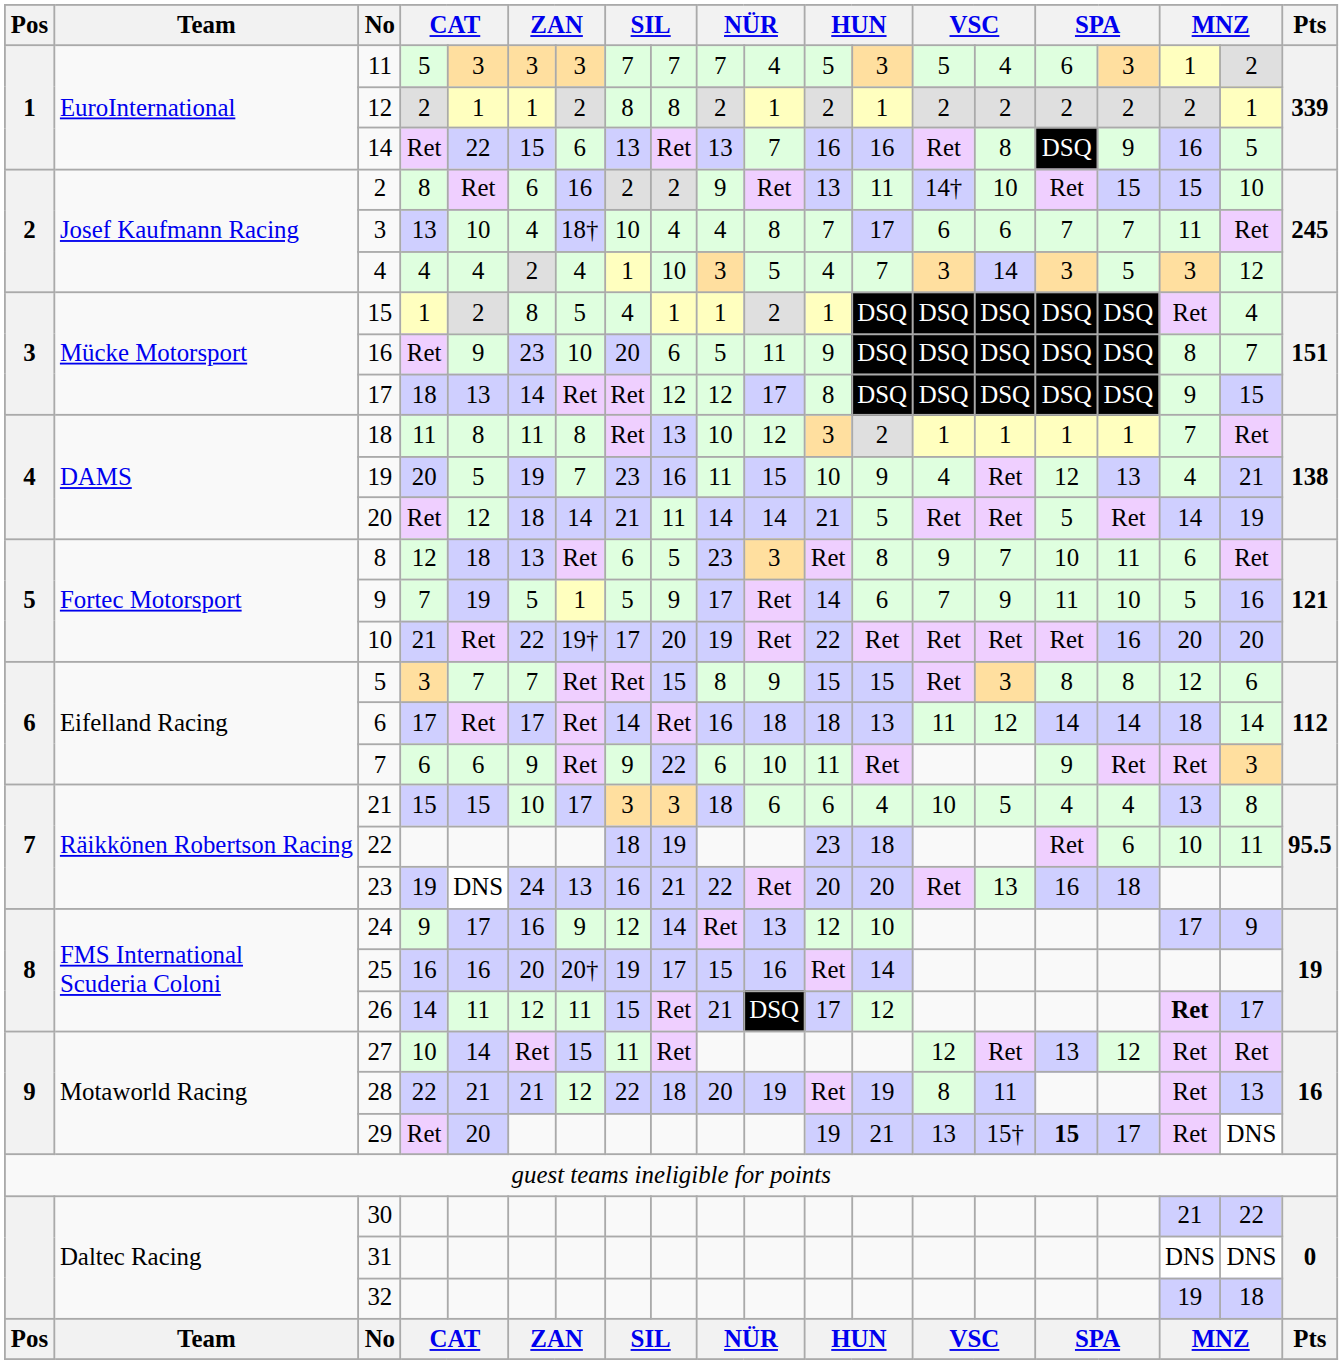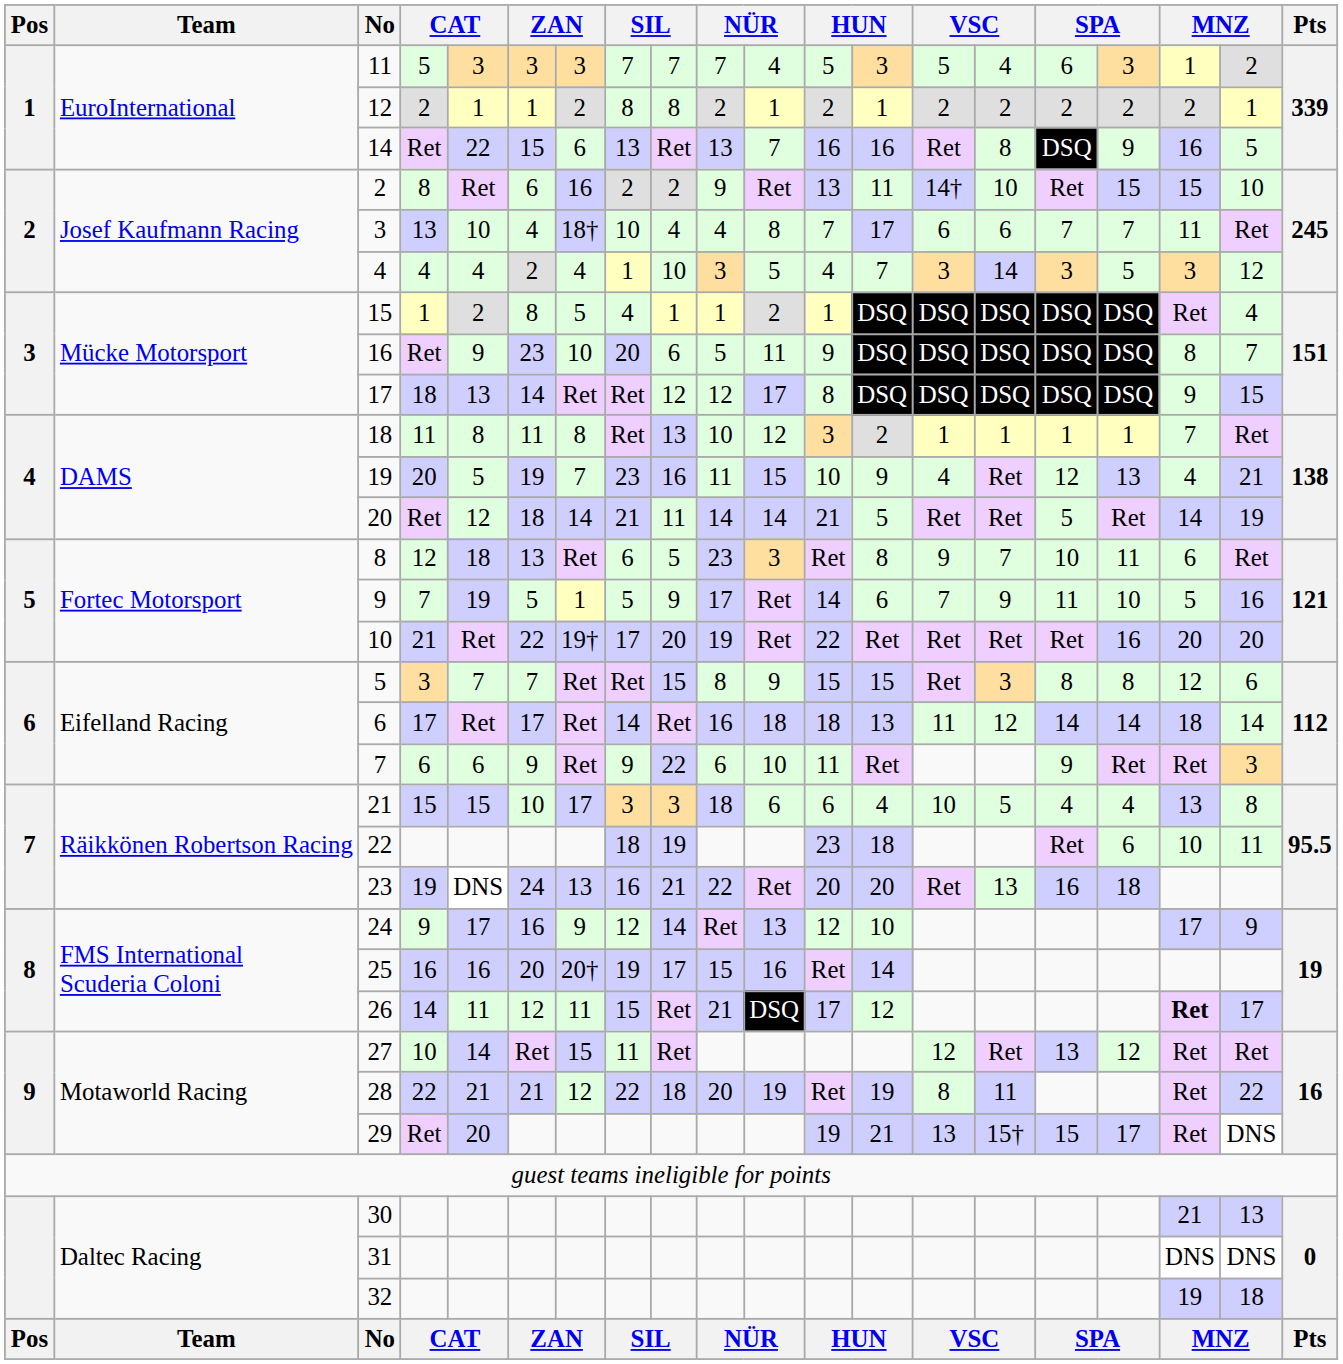(1251, 1092) 13 -> (1251, 1092) 22
(1067, 1133) bold -> (1067, 1133) normal
(1251, 1215) 22 -> (1251, 1215) 13
